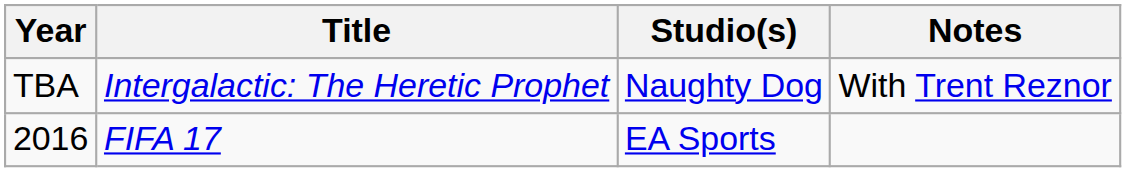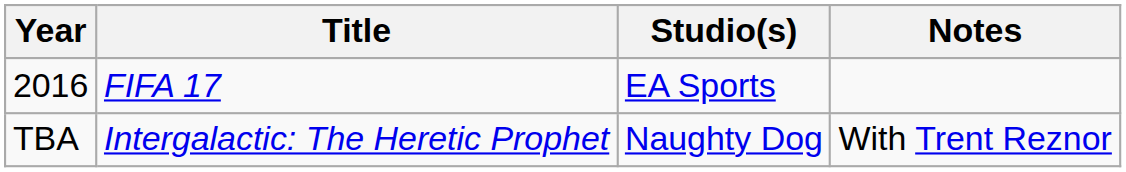rows swapped: (51, 138) <-> (46, 85)
